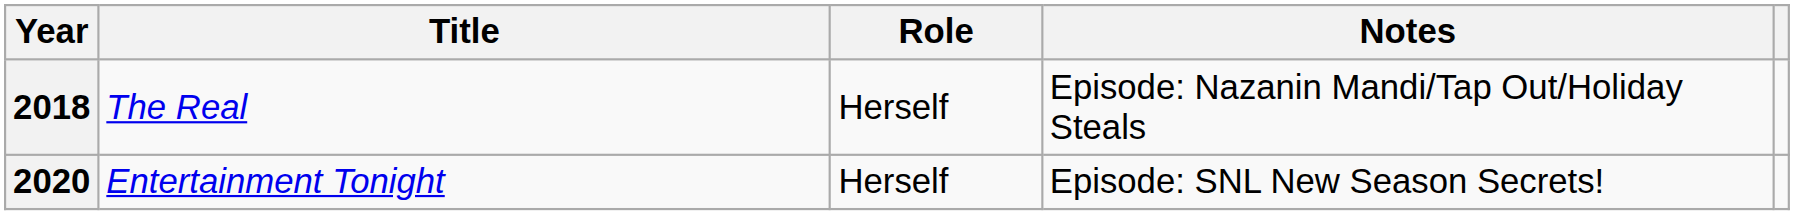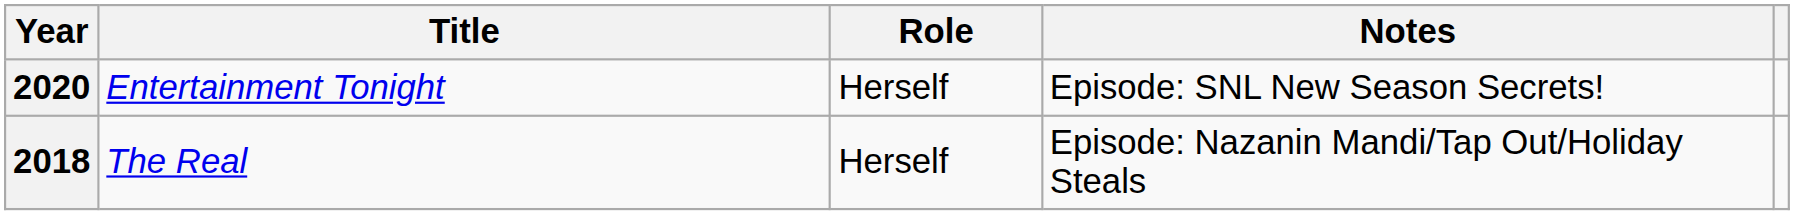rows swapped: (52, 106) <-> (52, 181)
